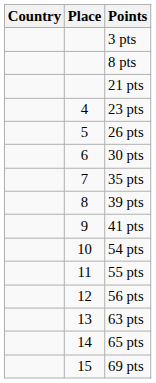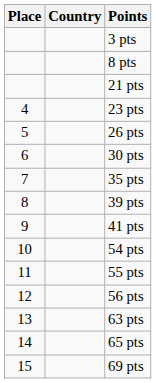columns swapped: (85, 16) <-> (34, 16)
